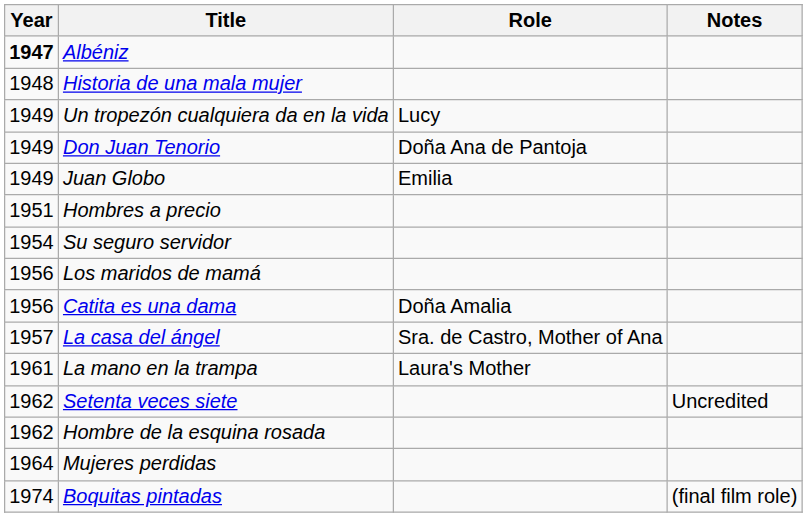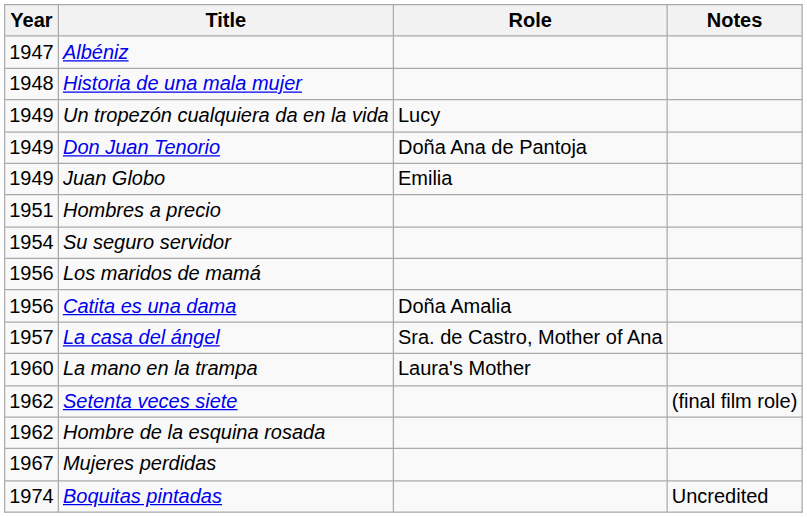(31, 52) bold -> (31, 52) normal
(31, 369) 1961 -> (31, 369) 1960
(720, 400) Uncredited -> (735, 400) (final film role)
(31, 464) 1964 -> (31, 464) 1967
(735, 496) (final film role) -> (720, 496) Uncredited
